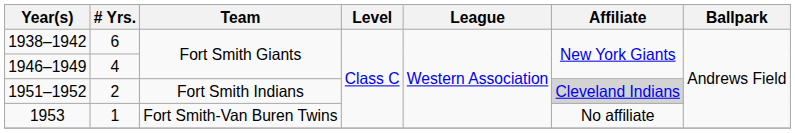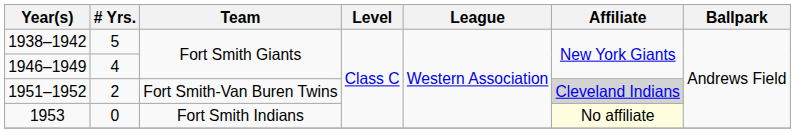(115, 42) 6 -> (115, 42) 5
(240, 91) Fort Smith Indians -> (240, 91) Fort Smith-Van Buren Twins
(115, 116) 1 -> (115, 116) 0
(240, 116) Fort Smith-Van Buren Twins -> (240, 116) Fort Smith Indians
(618, 116) no background -> (618, 116) lightyellow background
